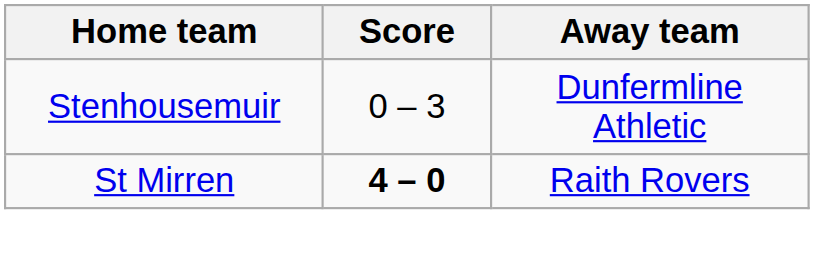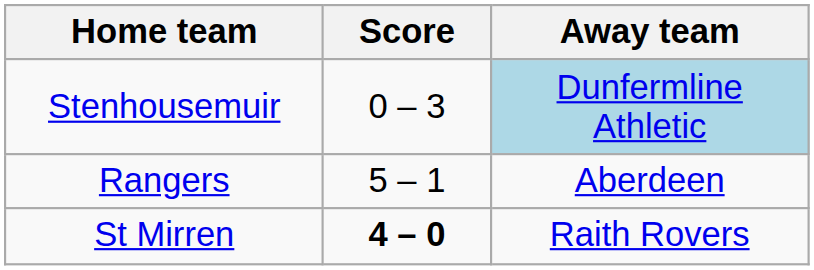(650, 106) no background -> (650, 106) lightblue background
+ row: (164, 180)
